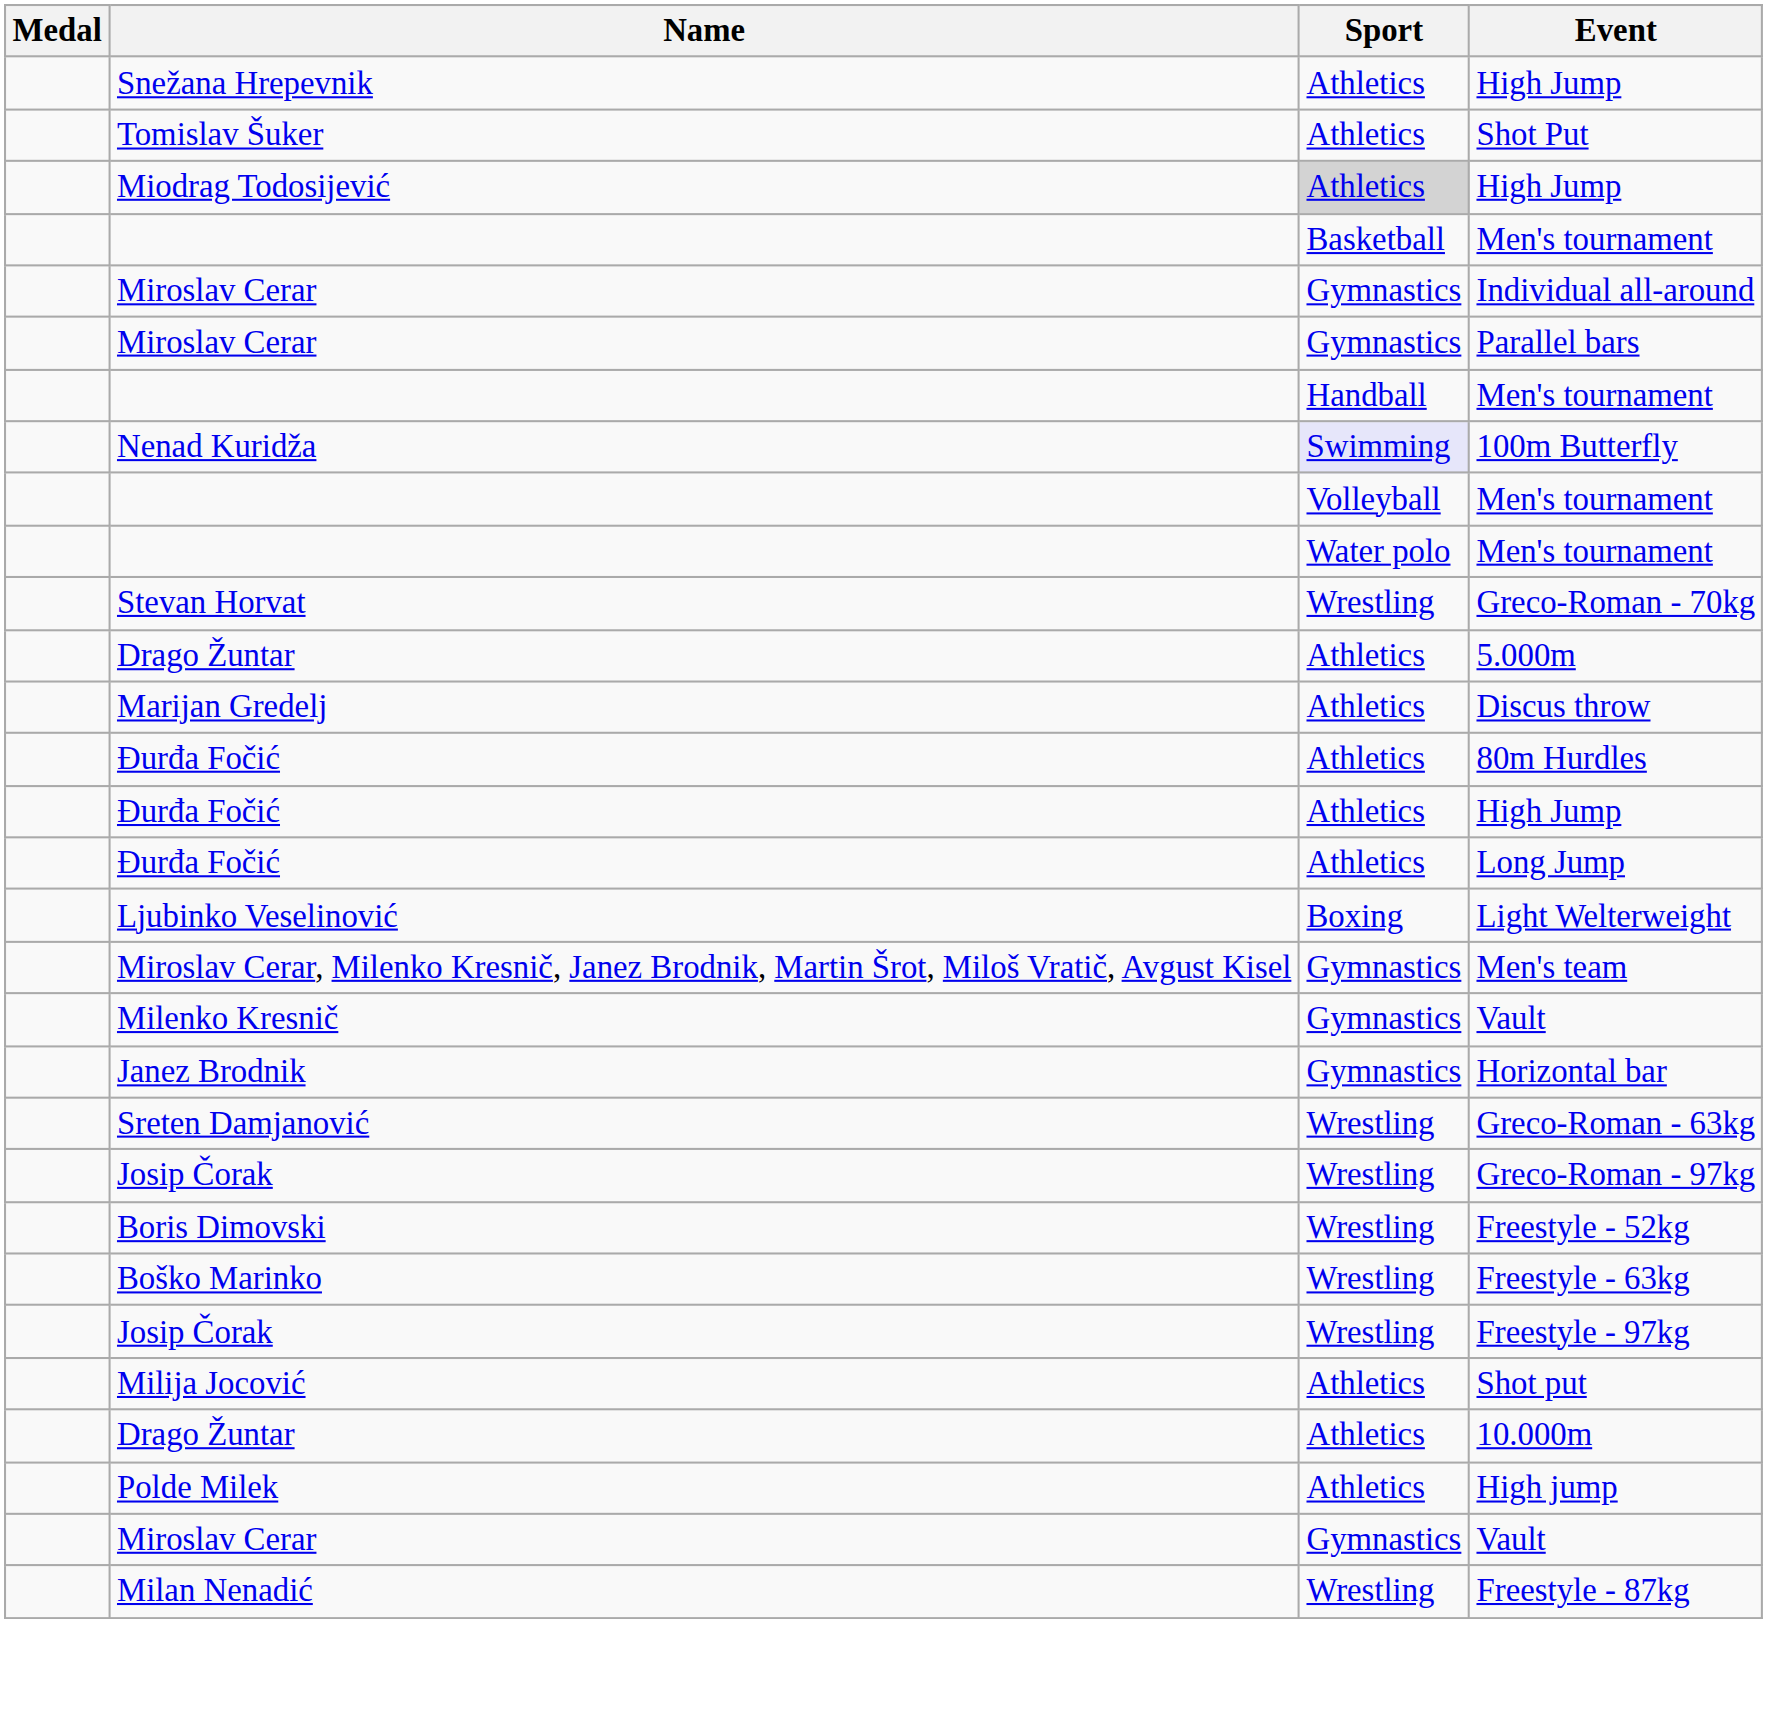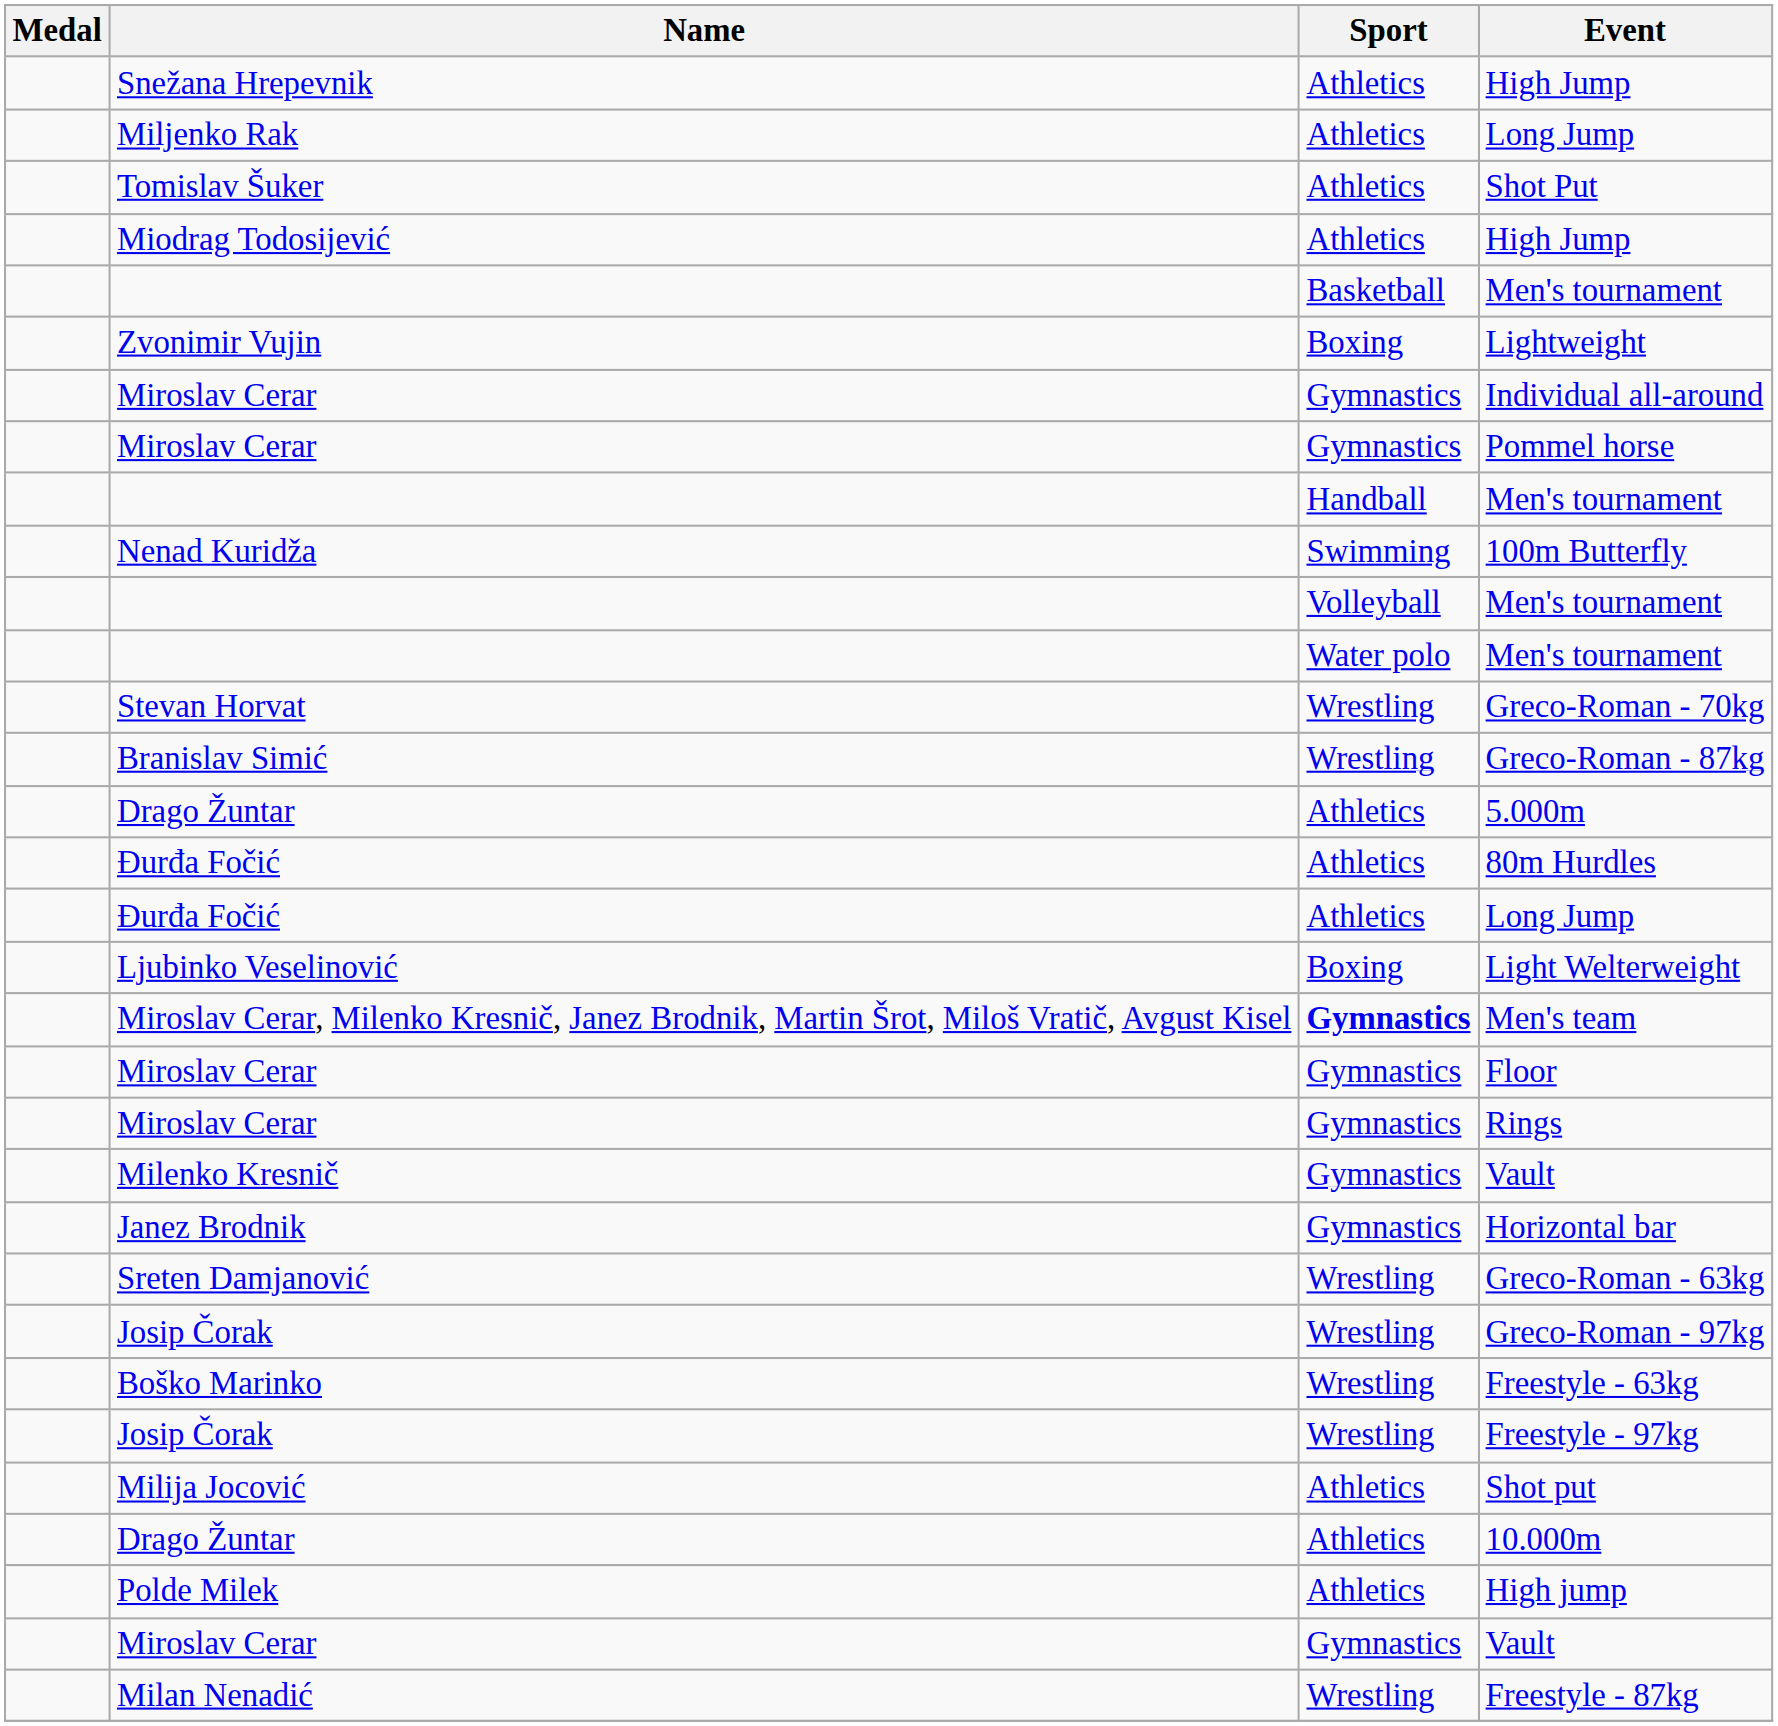+ row: (208, 134)
(1366, 186) lightgrey background -> (1366, 238) no background
+ row: (219, 342)
- row: (217, 342)
+ row: (217, 446)
(1378, 446) lavender background -> (1378, 550) no background
+ row: (222, 758)
- row: (222, 706)
- row: (198, 810)
(1384, 966) normal -> (1388, 1018) bold
+ row: (217, 1070)
+ row: (217, 1122)
- row: (221, 1226)
